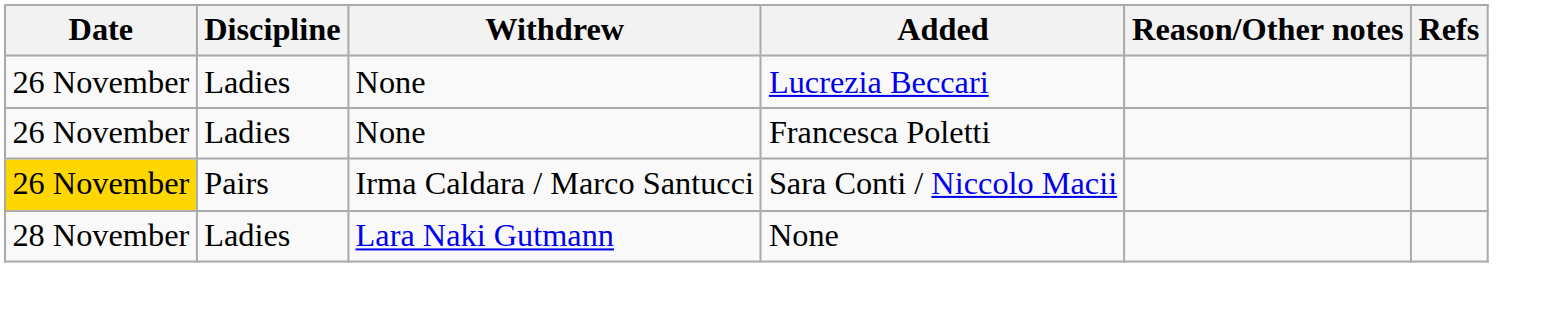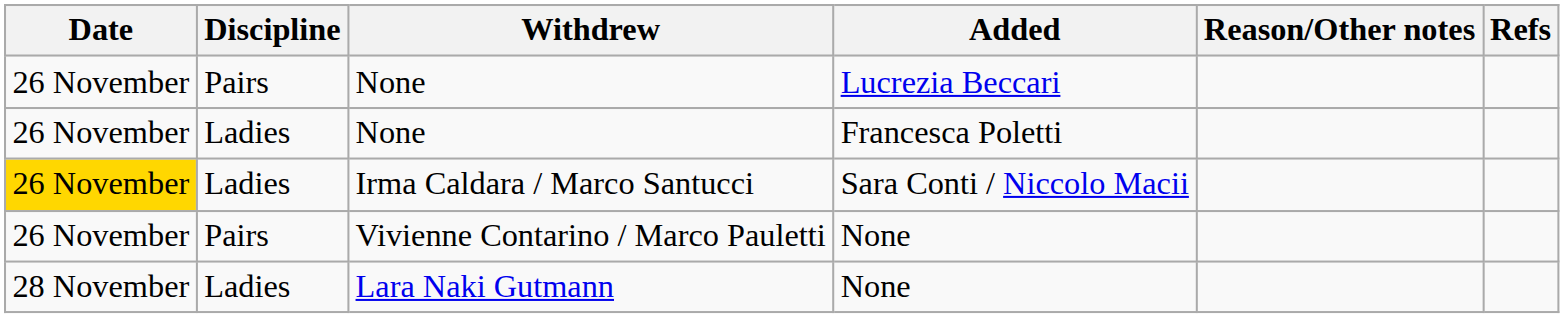(247, 81) Ladies -> (236, 81) Pairs
(236, 183) Pairs -> (247, 183) Ladies
+ row: (591, 235)
